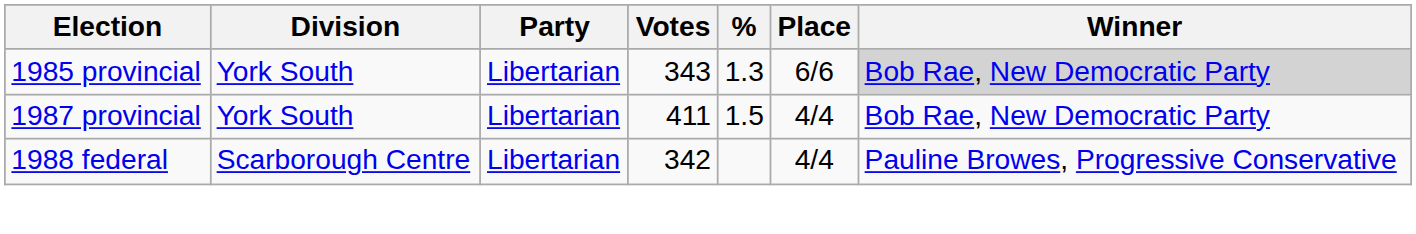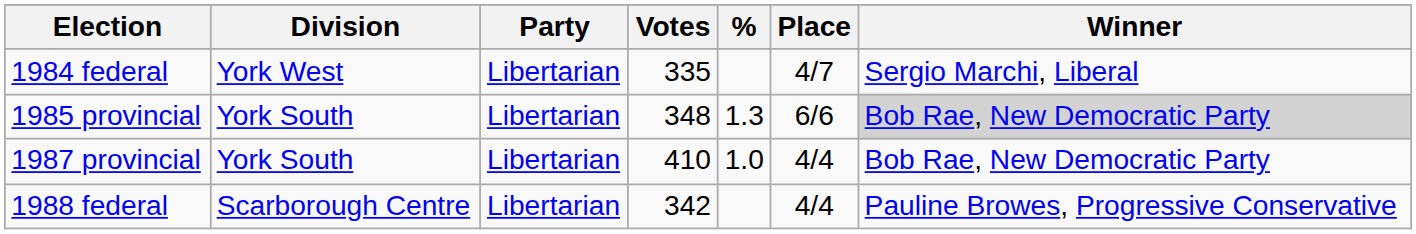+ row: (90, 71)
(687, 71) 343 -> (687, 116) 348
(689, 116) 411 -> (687, 160) 410
(744, 116) 1.5 -> (744, 160) 1.0
